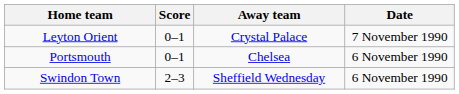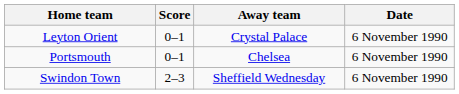(400, 36) 7 November 1990 -> (400, 36) 6 November 1990
